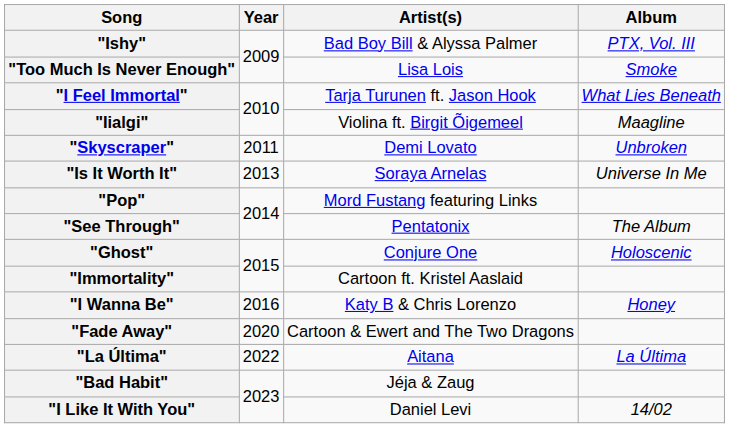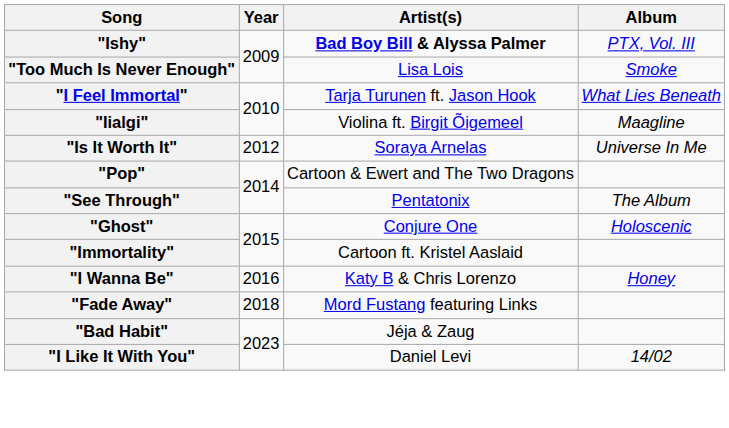(431, 43) normal -> (431, 43) bold
- row: (122, 148)
(261, 174) 2013 -> (261, 148) 2012
(431, 200) Mord Fustang featuring Links -> (431, 174) Cartoon & Ewert and The Two Dragons
(261, 331) 2020 -> (261, 305) 2018
(431, 331) Cartoon & Ewert and The Two Dragons -> (431, 305) Mord Fustang featuring Links
- row: (122, 357)
